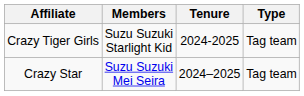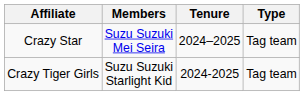rows swapped: (53, 74) <-> (53, 40)
